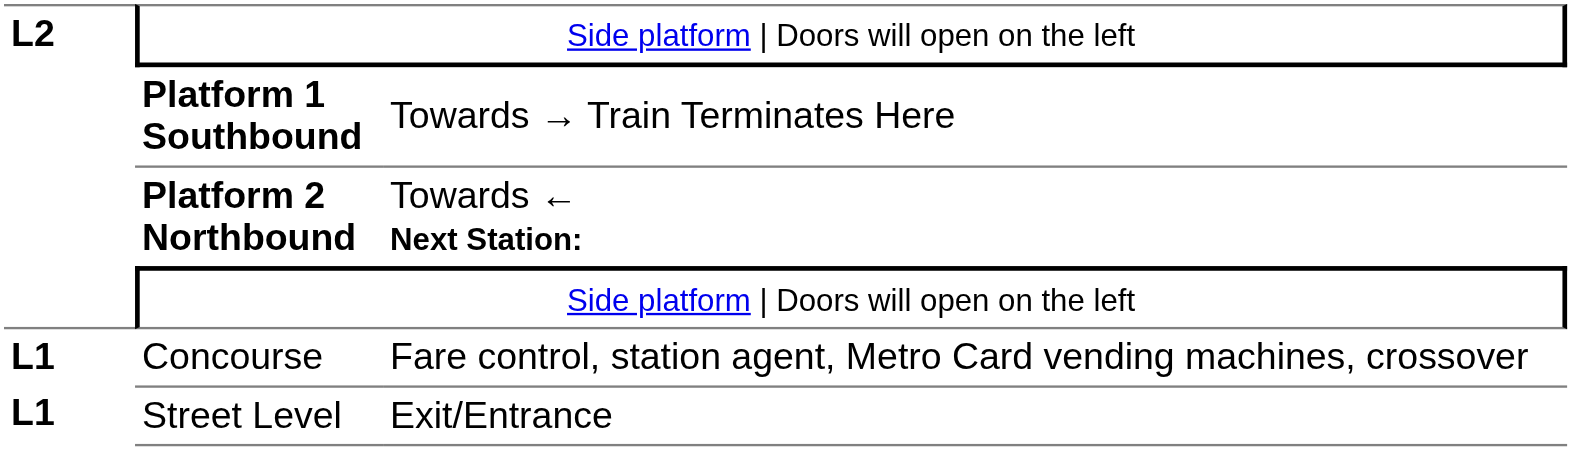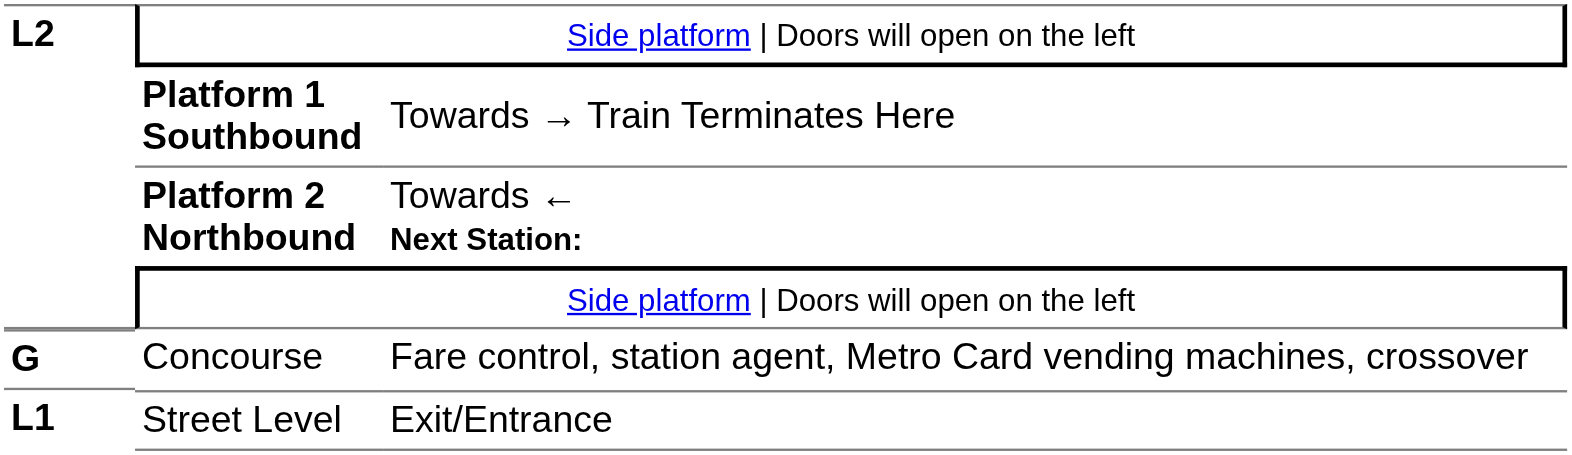(33, 356) L1 -> (26, 359) G
